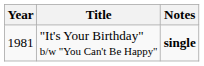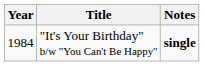(21, 43) 1981 -> (21, 43) 1984
